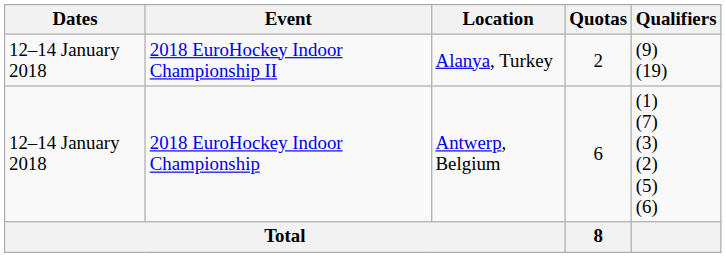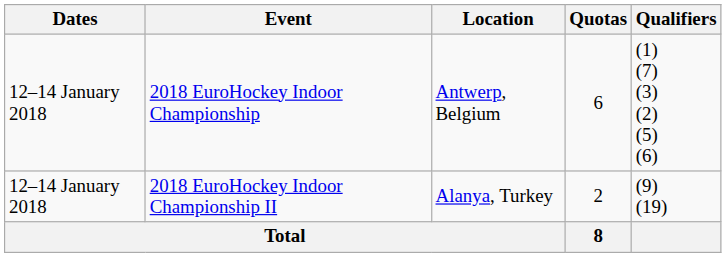rows swapped: (246, 153) <-> (246, 60)
